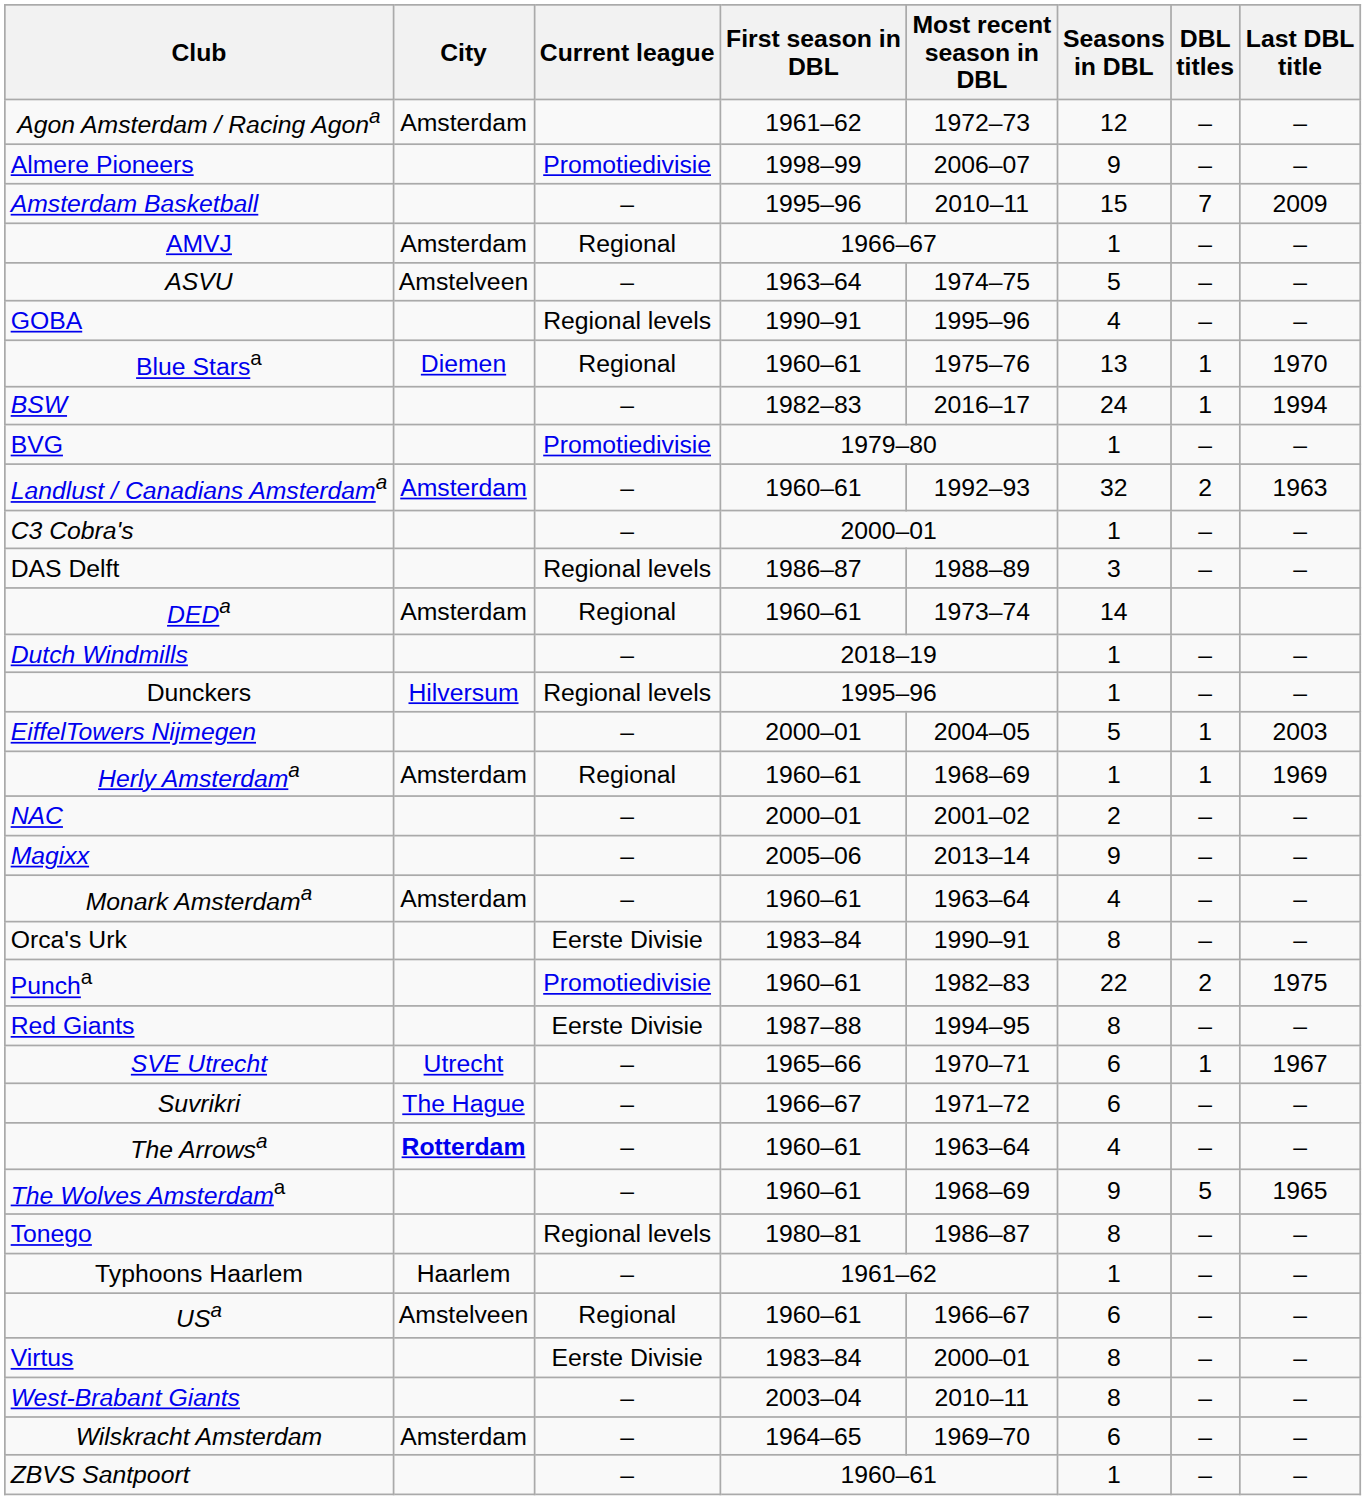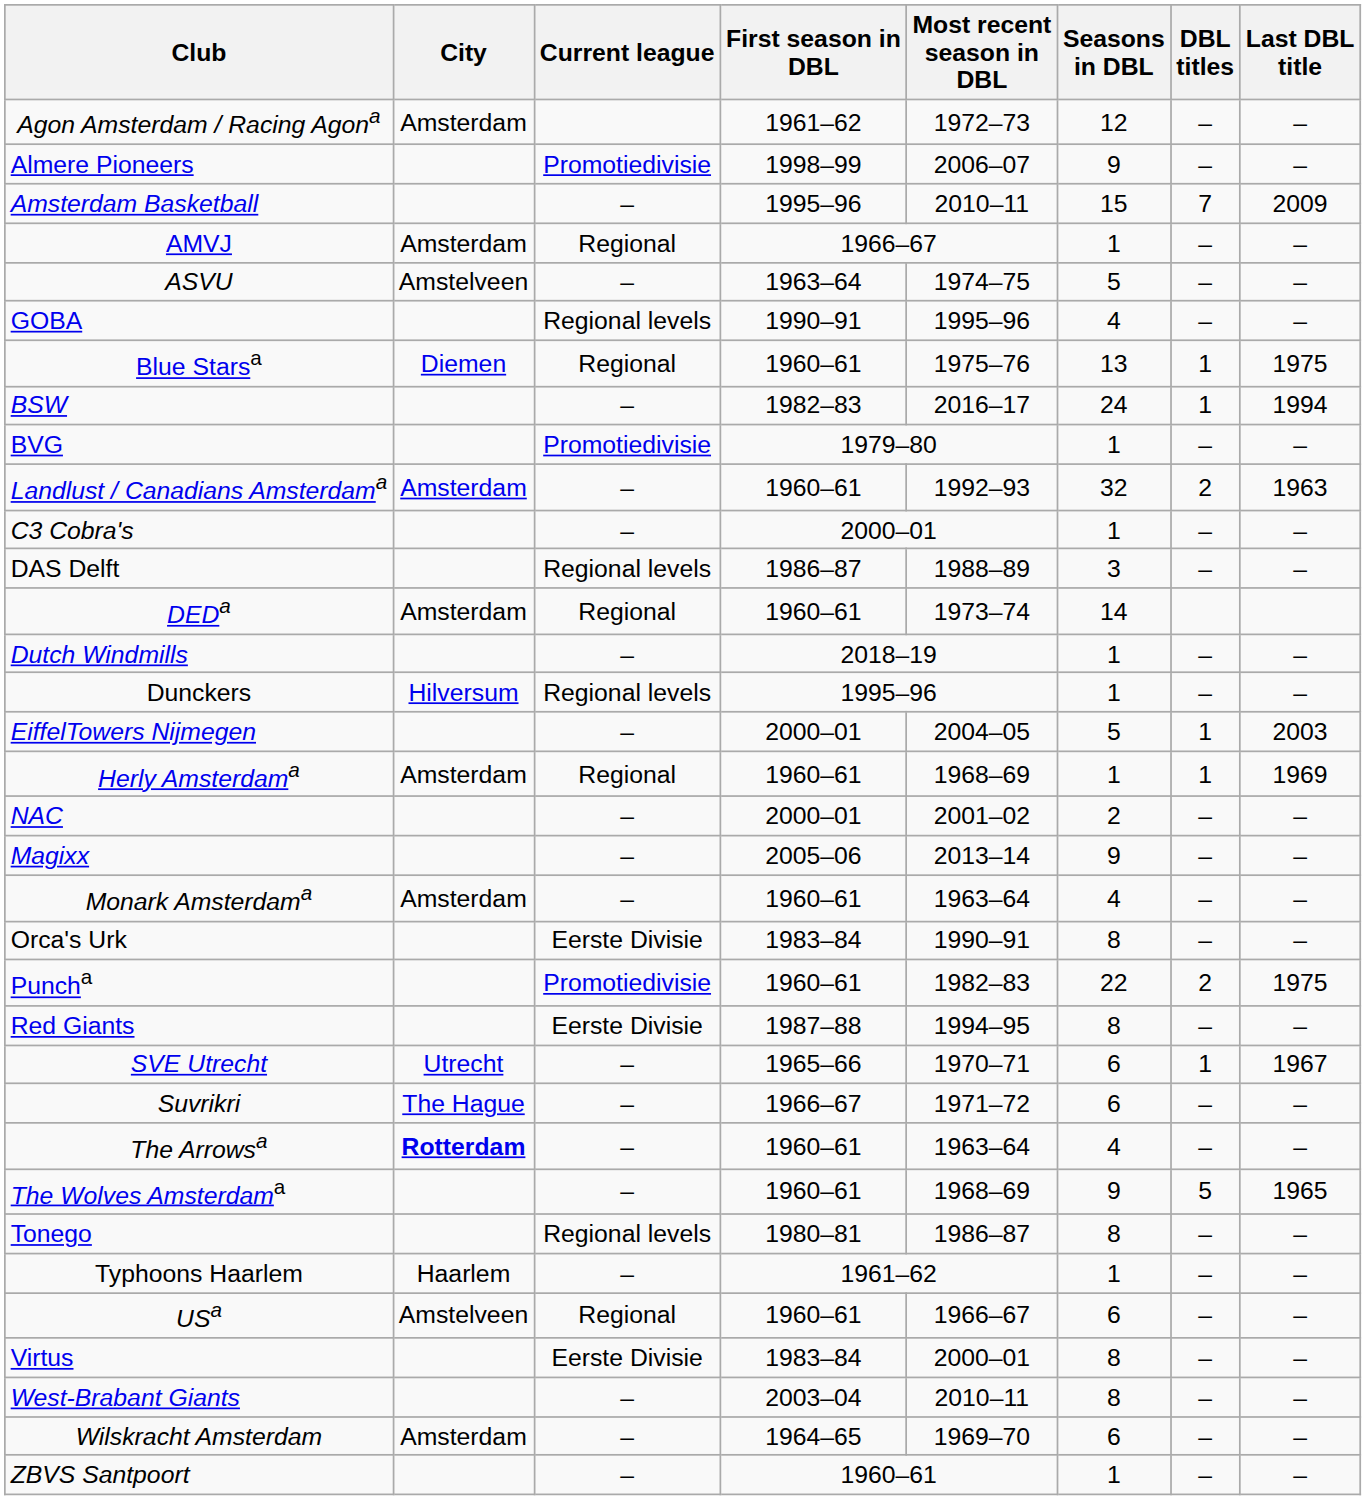(1300, 364) 1970 -> (1300, 364) 1975
